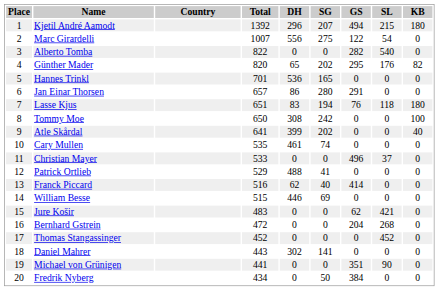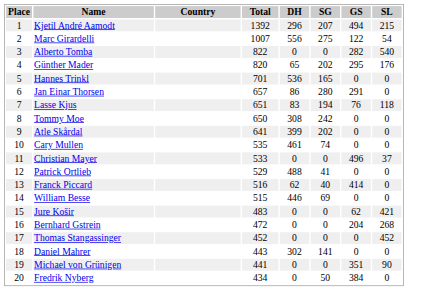- column: (418, 12)
